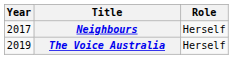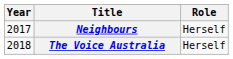(19, 46) 2019 -> (19, 46) 2018
